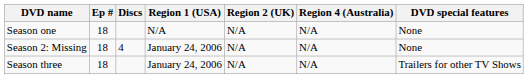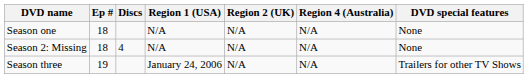(185, 47) January 24, 2006 -> (157, 47) N/A
(102, 64) 18 -> (102, 64) 19
